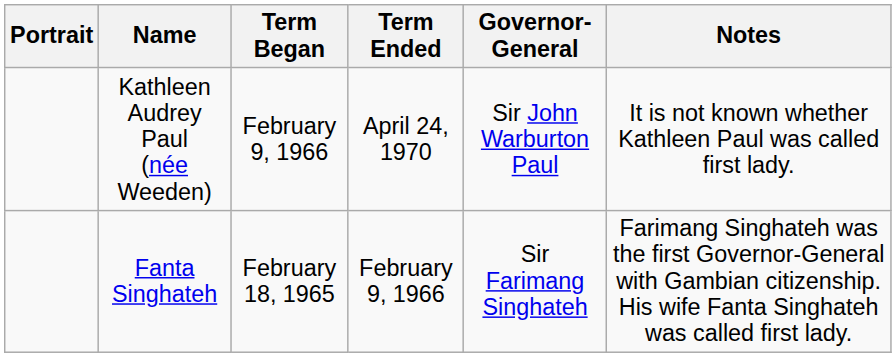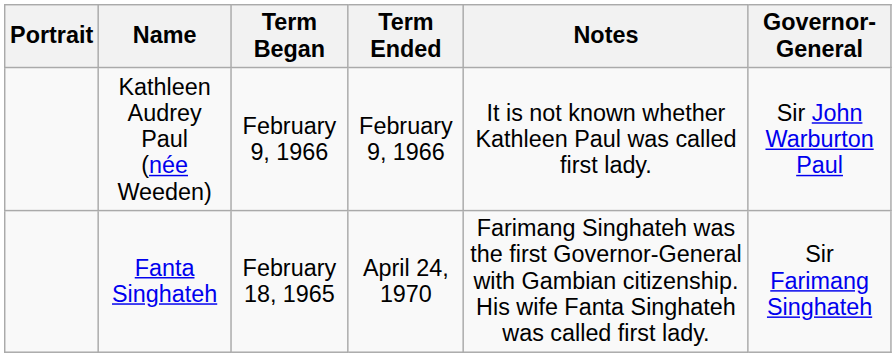columns swapped: (535, 36) <-> (749, 36)
(406, 138) April 24, 1970 -> (406, 138) February 9, 1966
(406, 281) February 9, 1966 -> (406, 281) April 24, 1970
